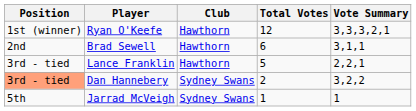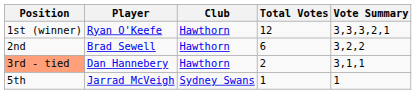(349, 47) 3,1,1 -> (349, 47) 3,2,2
- row: (131, 64)
(217, 81) Sydney Swans -> (205, 64) Hawthorn
(349, 81) 3,2,2 -> (349, 64) 3,1,1
